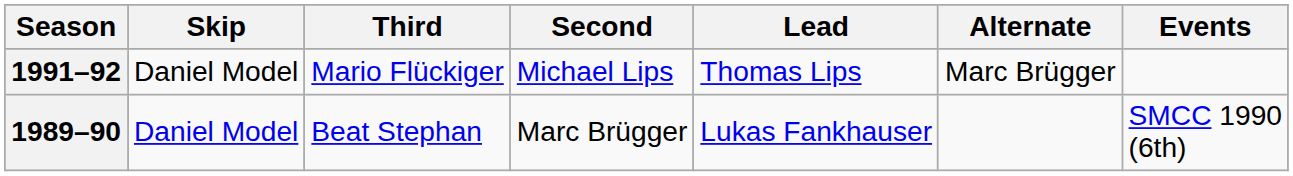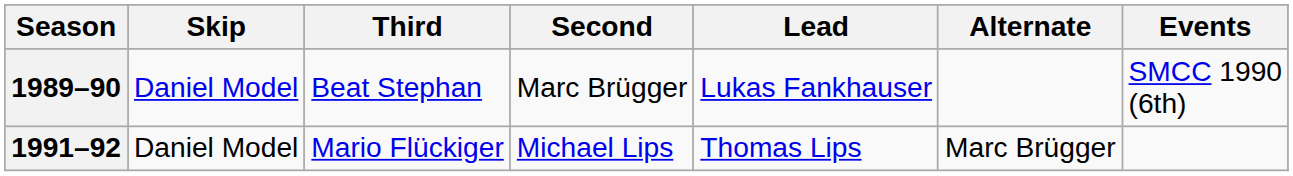rows swapped: (66, 131) <-> (66, 71)
